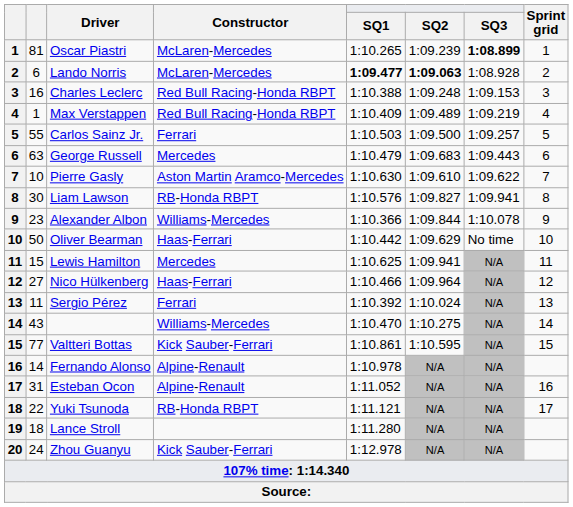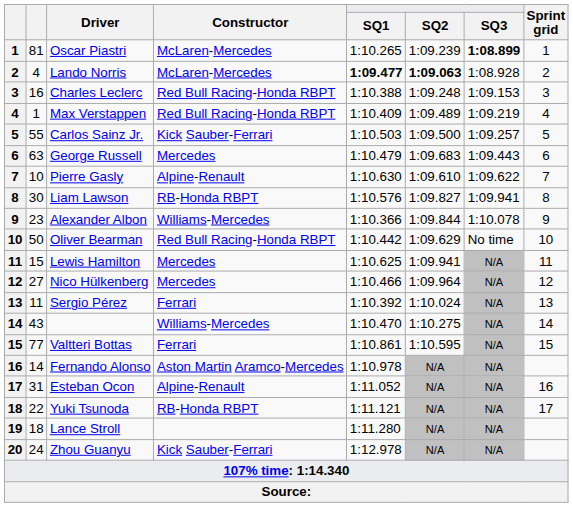(36, 71) 6 -> (36, 71) 4
(177, 134) Ferrari -> (215, 134) Kick Sauber-Ferrari
(250, 176) Aston Martin Aramco-Mercedes -> (201, 176) Alpine-Renault
(194, 239) Haas-Ferrari -> (246, 239) Red Bull Racing-Honda RBPT
(194, 281) Haas-Ferrari -> (186, 281) Mercedes
(215, 344) Kick Sauber-Ferrari -> (177, 344) Ferrari
(201, 365) Alpine-Renault -> (250, 365) Aston Martin Aramco-Mercedes
